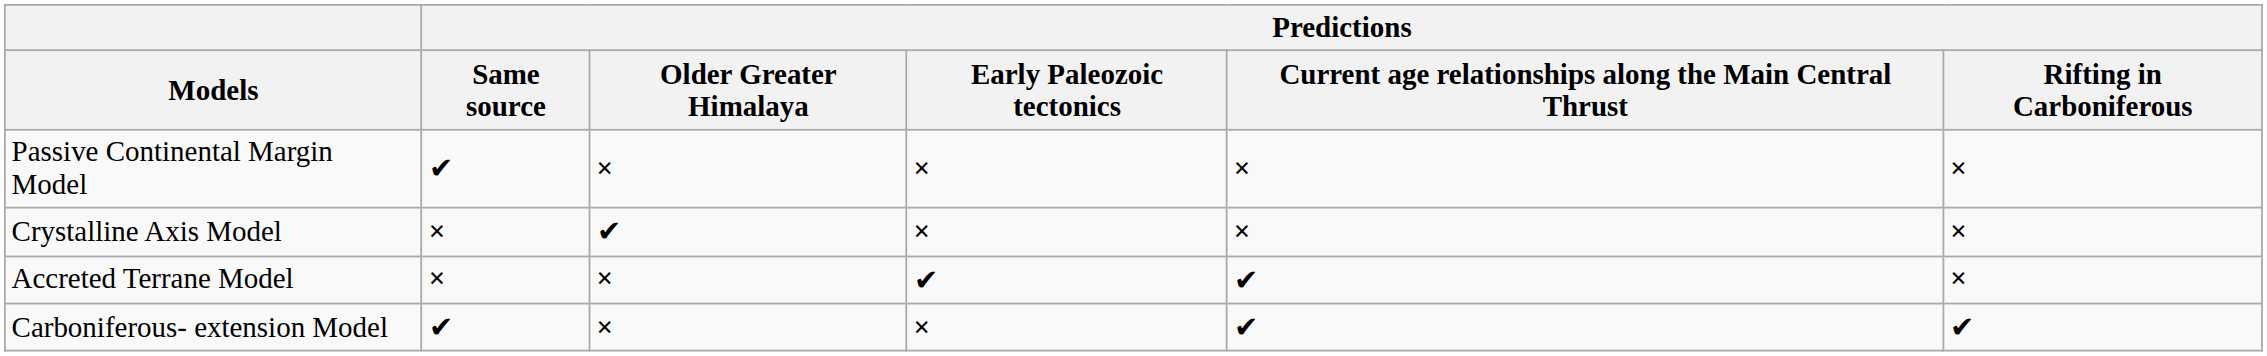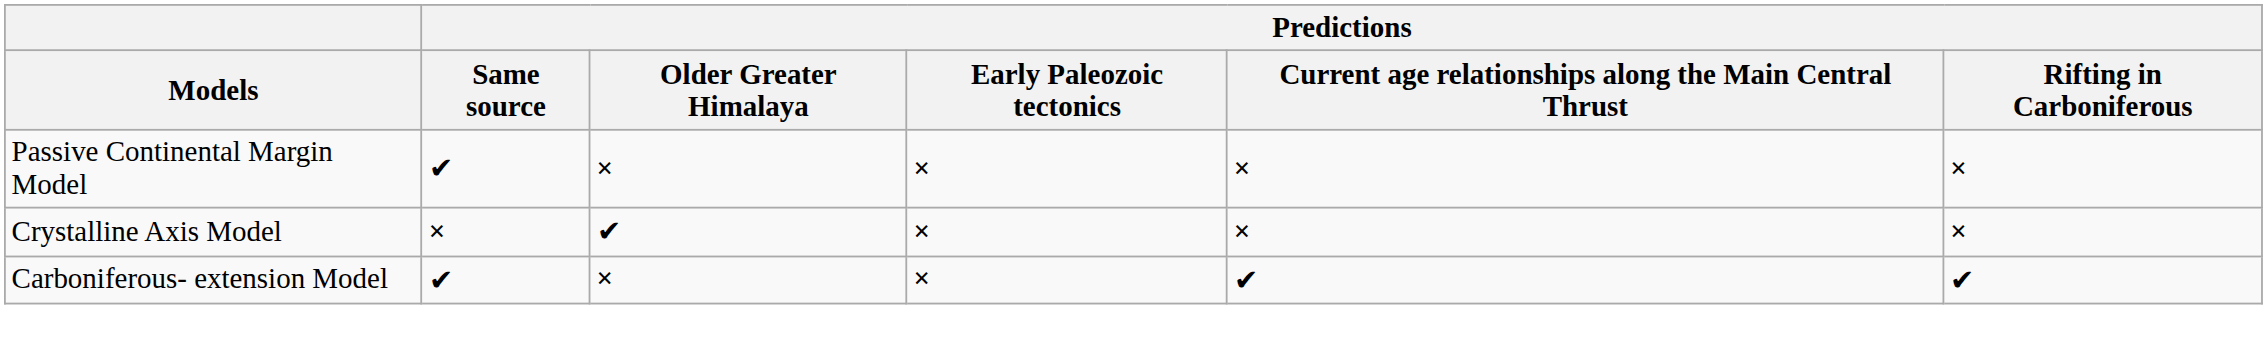- row: (153, 279)
